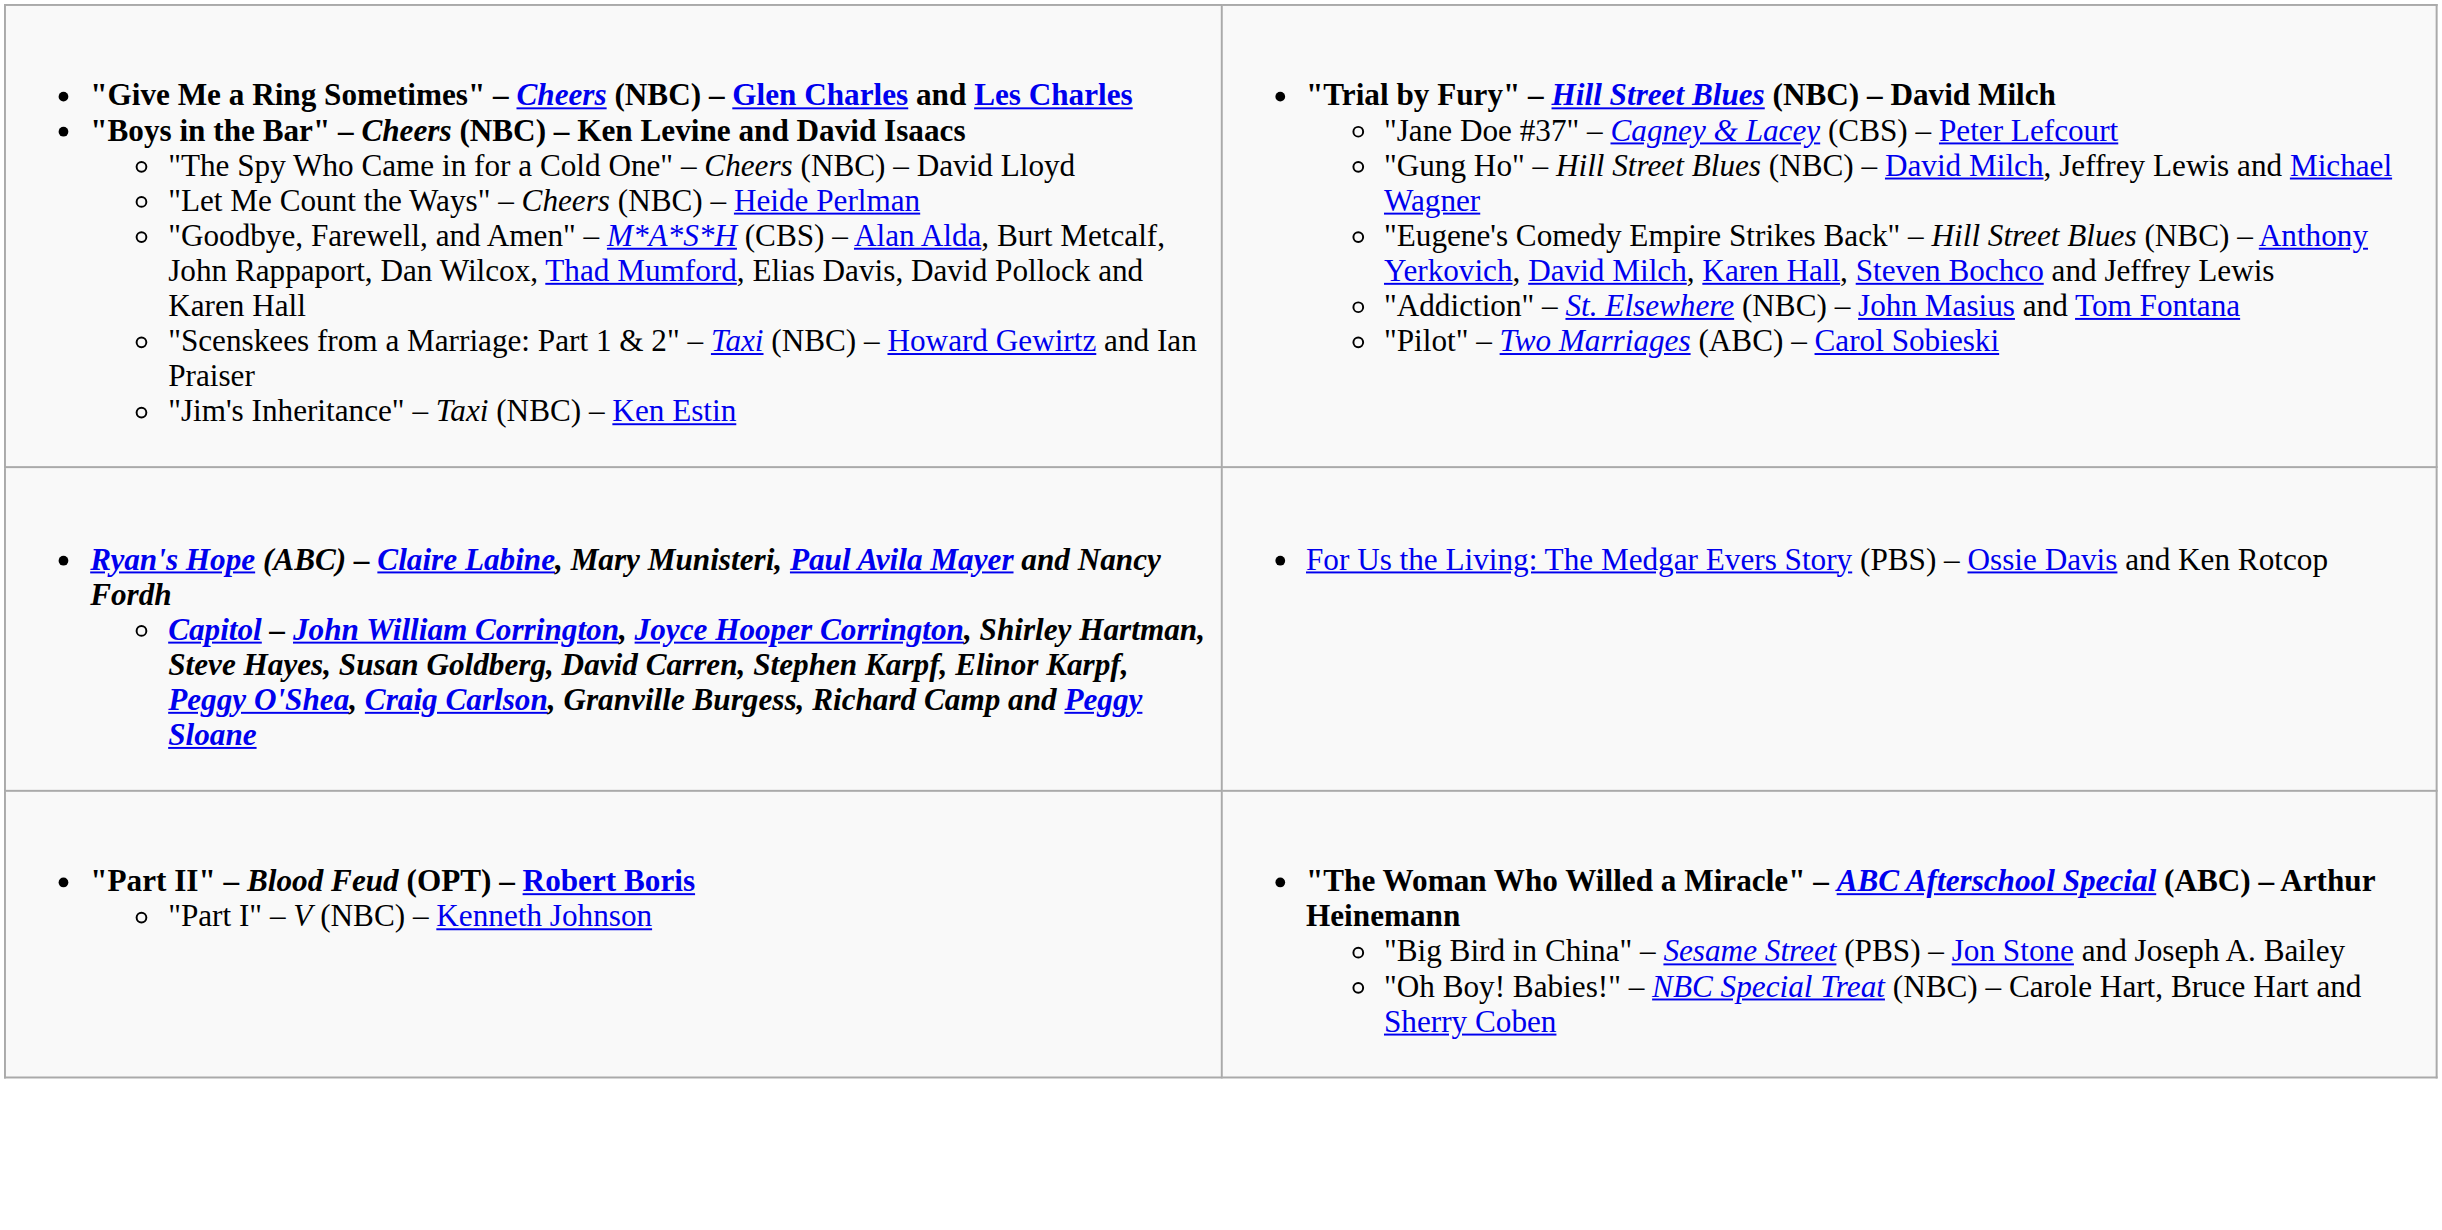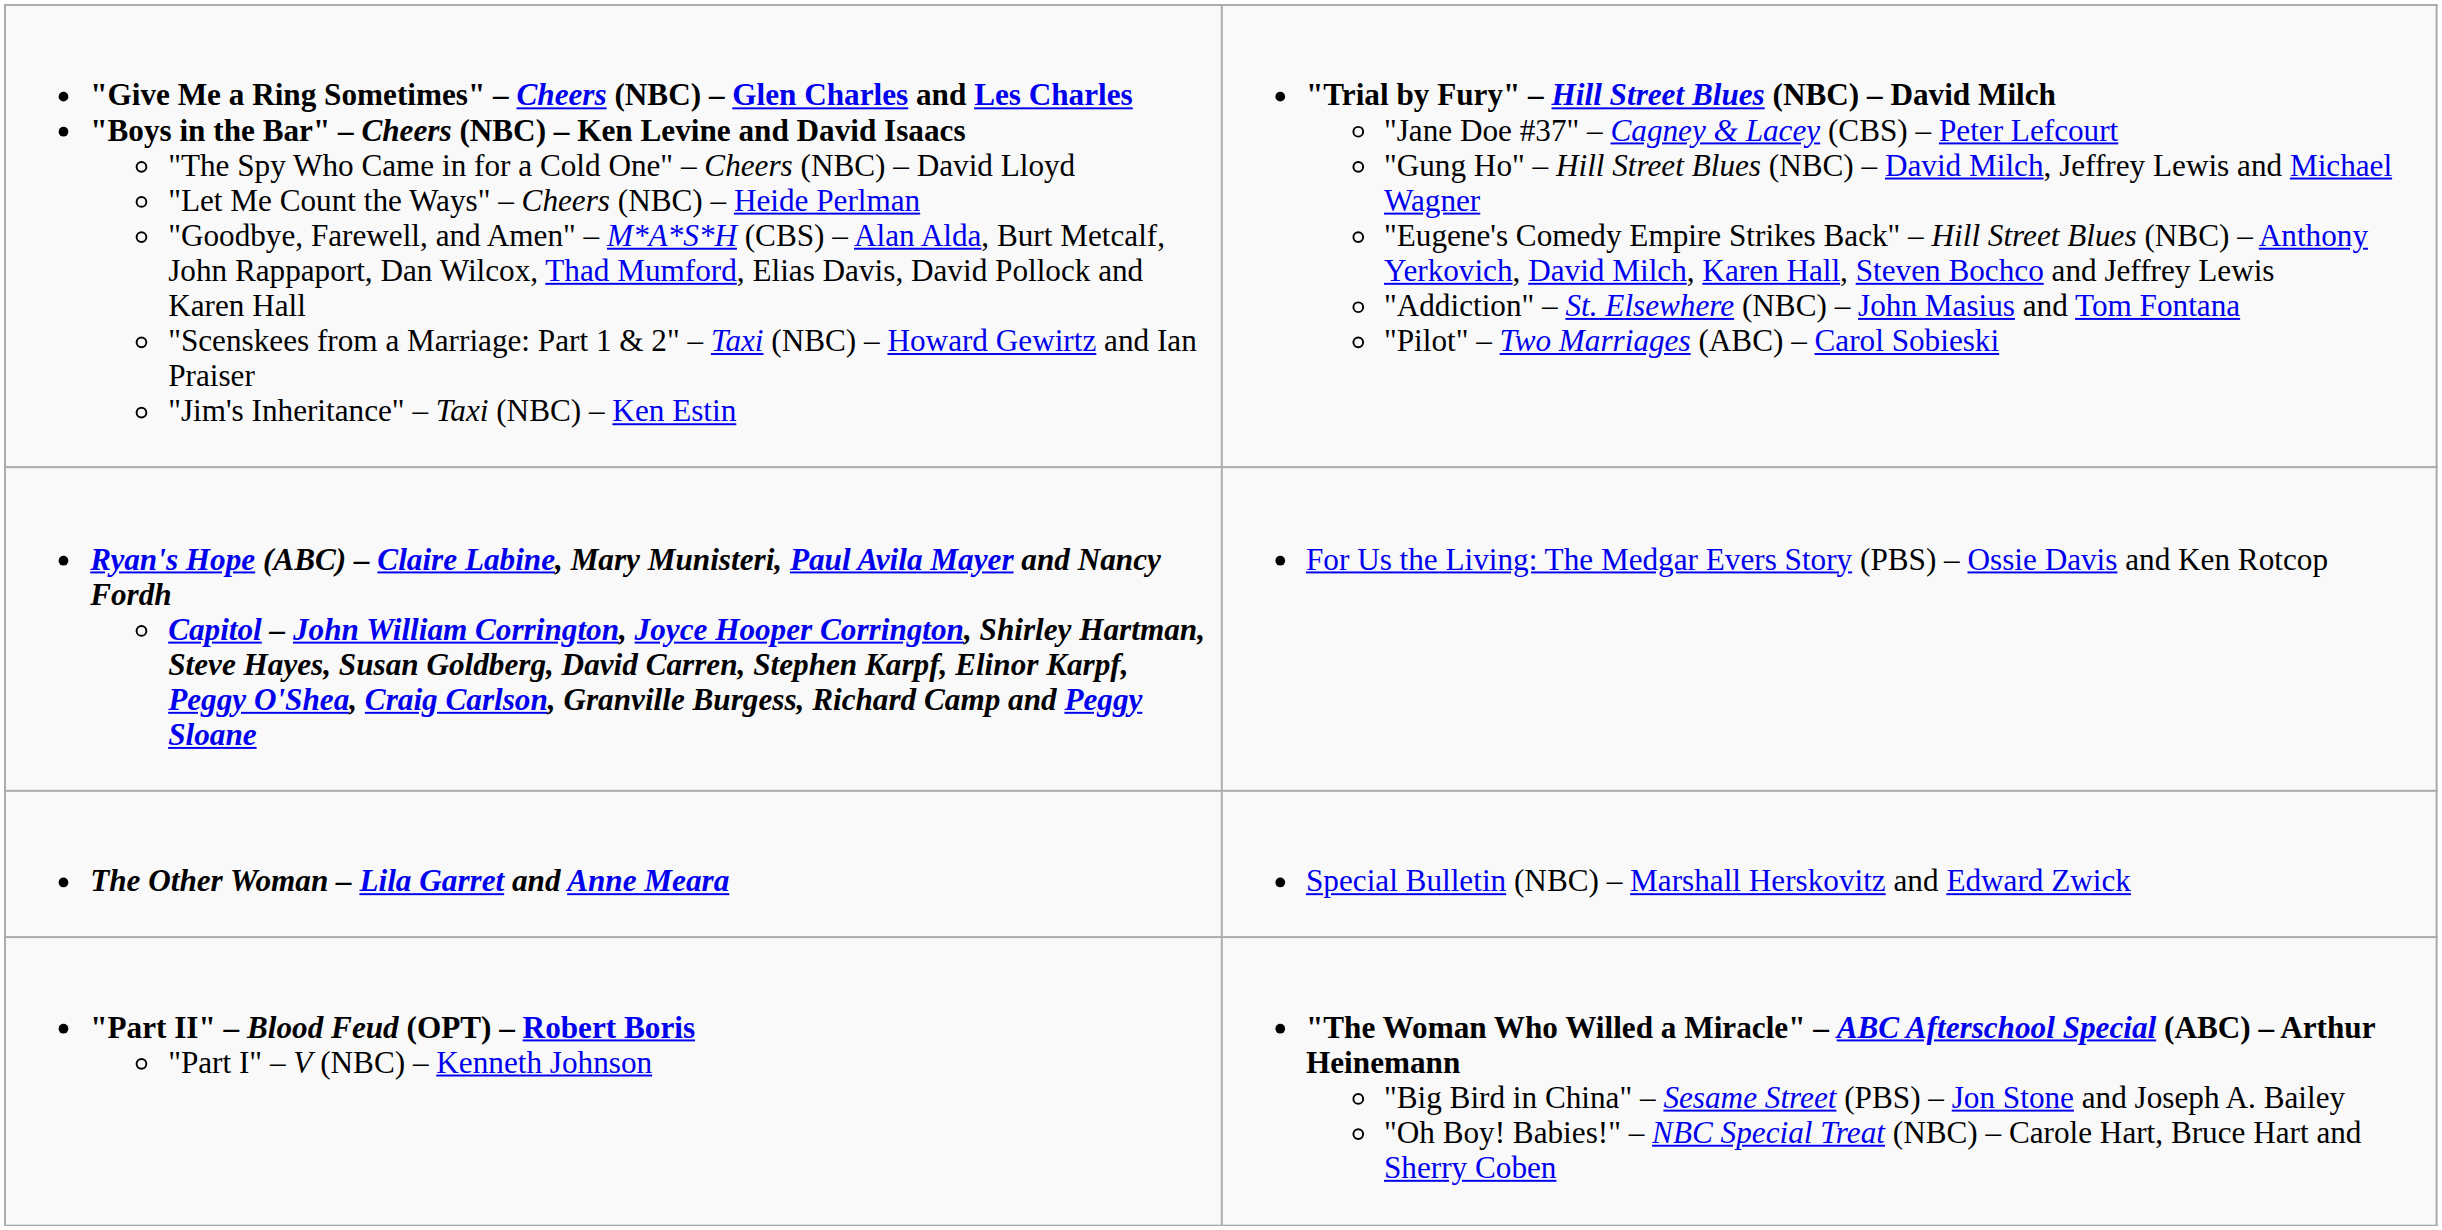+ row: (613, 881)
